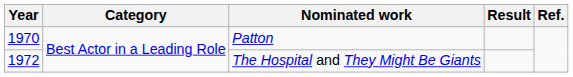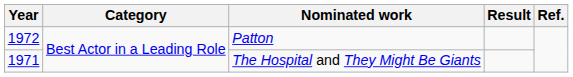(24, 38) 1970 -> (24, 38) 1972
(24, 60) 1972 -> (24, 60) 1971
